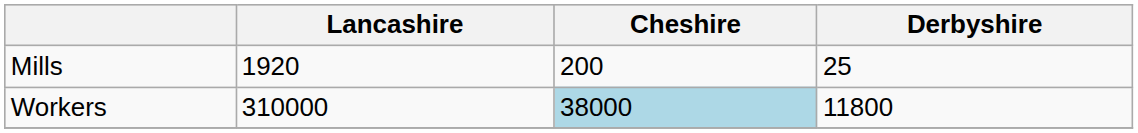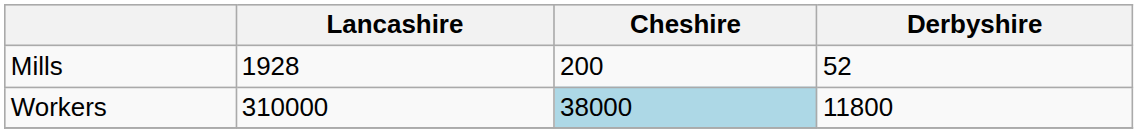(271, 66) 1920 -> (271, 66) 1928
(837, 66) 25 -> (837, 66) 52
